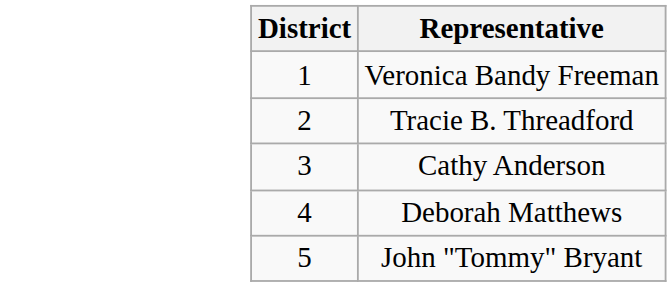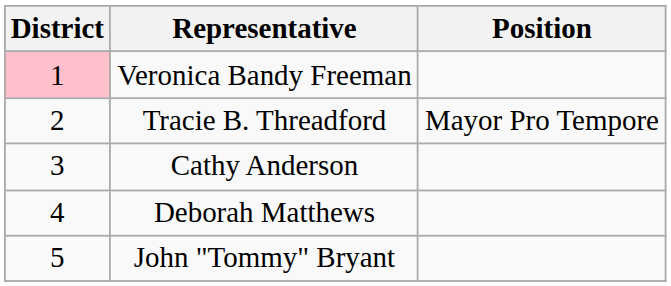+ column: (542, 28)
(305, 74) no background -> (57, 74) pink background
